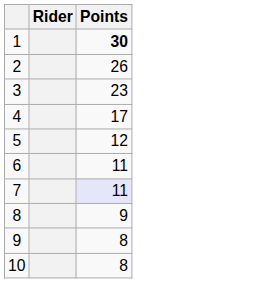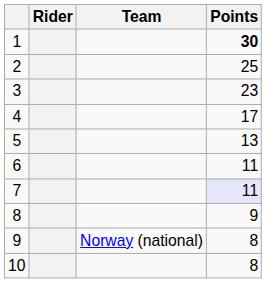+ column: (142, 16)
(119, 66) 26 -> (249, 66) 25
(119, 141) 12 -> (249, 141) 13
